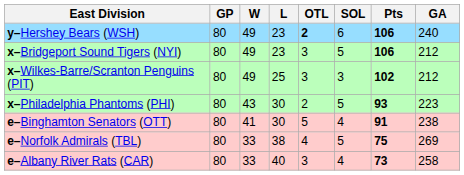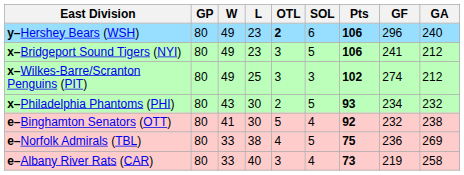+ column: (399, 14)
(428, 103) 223 -> (432, 103) 232
(381, 122) 91 -> (349, 122) 92
